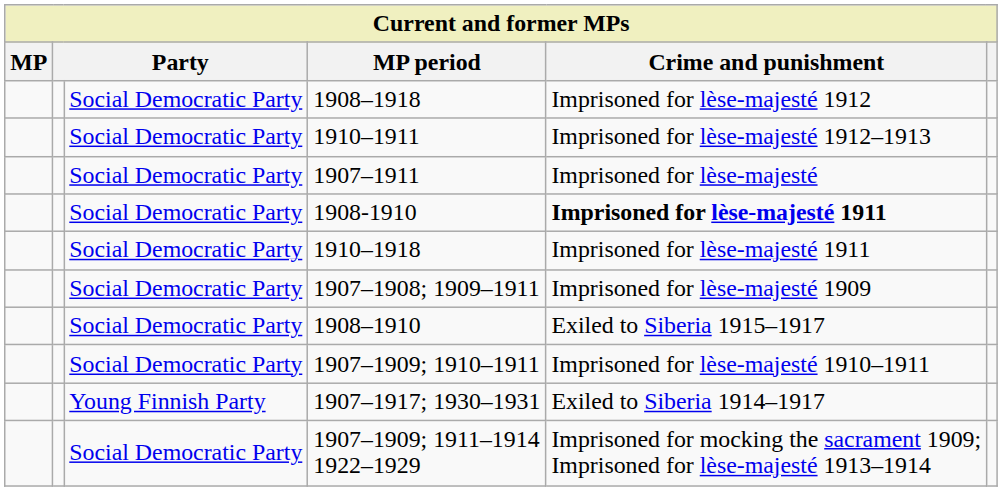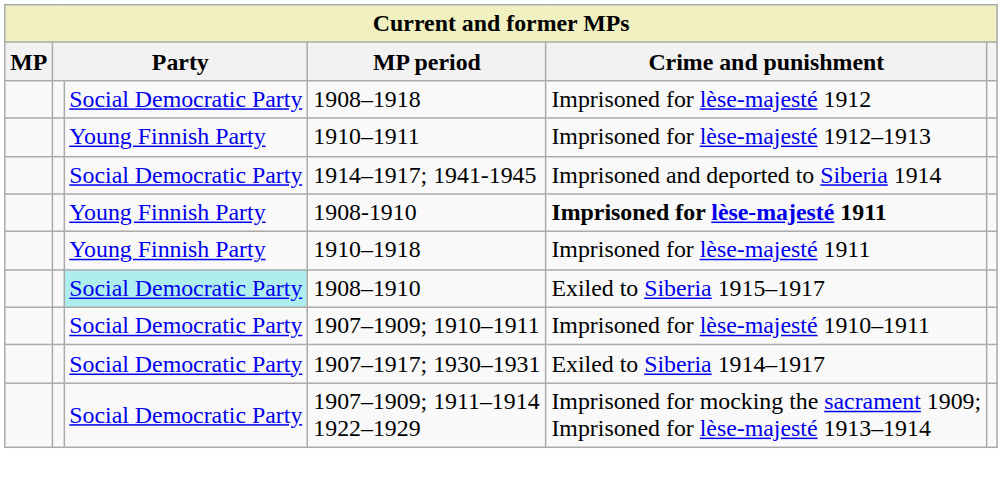(186, 136) Social Democratic Party -> (167, 136) Young Finnish Party
- row: (366, 174)
+ row: (425, 174)
(186, 212) Social Democratic Party -> (167, 212) Young Finnish Party
(186, 250) Social Democratic Party -> (167, 250) Young Finnish Party
- row: (426, 288)
(186, 325) no background -> (186, 288) paleturquoise background
(167, 401) Young Finnish Party -> (186, 363) Social Democratic Party
